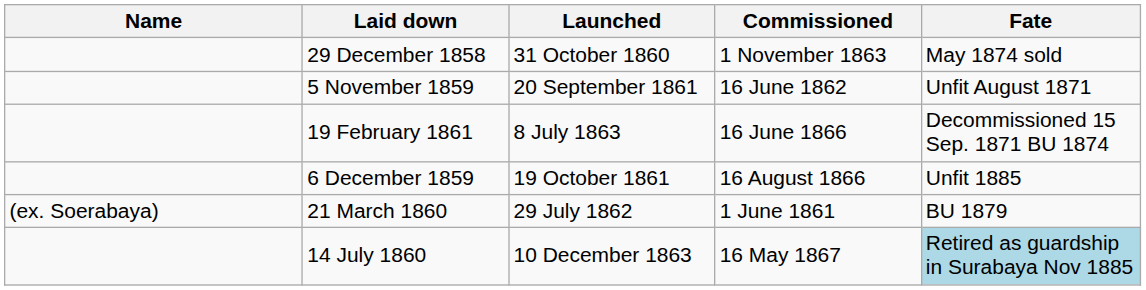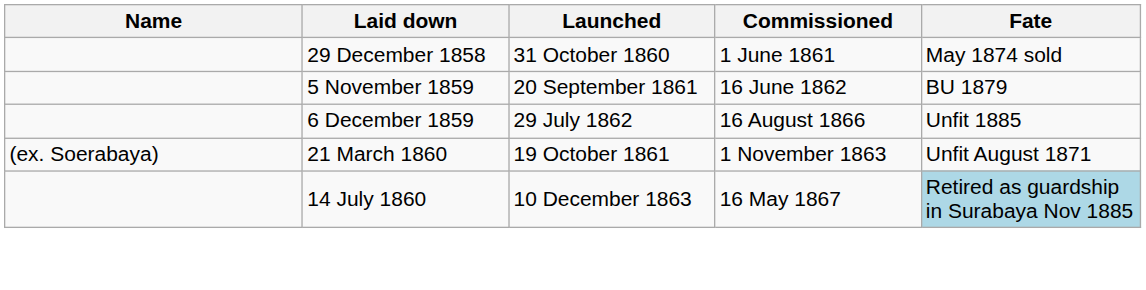(803, 54) 1 November 1863 -> (777, 54) 1 June 1861
(1009, 87) Unfit August 1871 -> (967, 87) BU 1879
- row: (390, 132)
(592, 177) 19 October 1861 -> (573, 120) 29 July 1862
(573, 210) 29 July 1862 -> (592, 154) 19 October 1861
(777, 210) 1 June 1861 -> (803, 154) 1 November 1863
(967, 210) BU 1879 -> (1009, 154) Unfit August 1871
